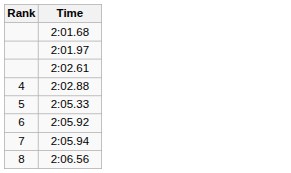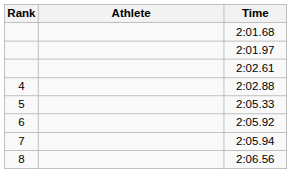+ column: (131, 13)
